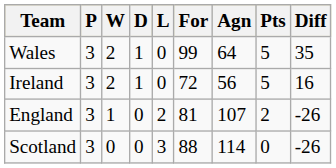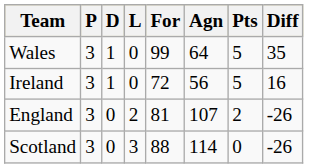- column: (115, 20)
